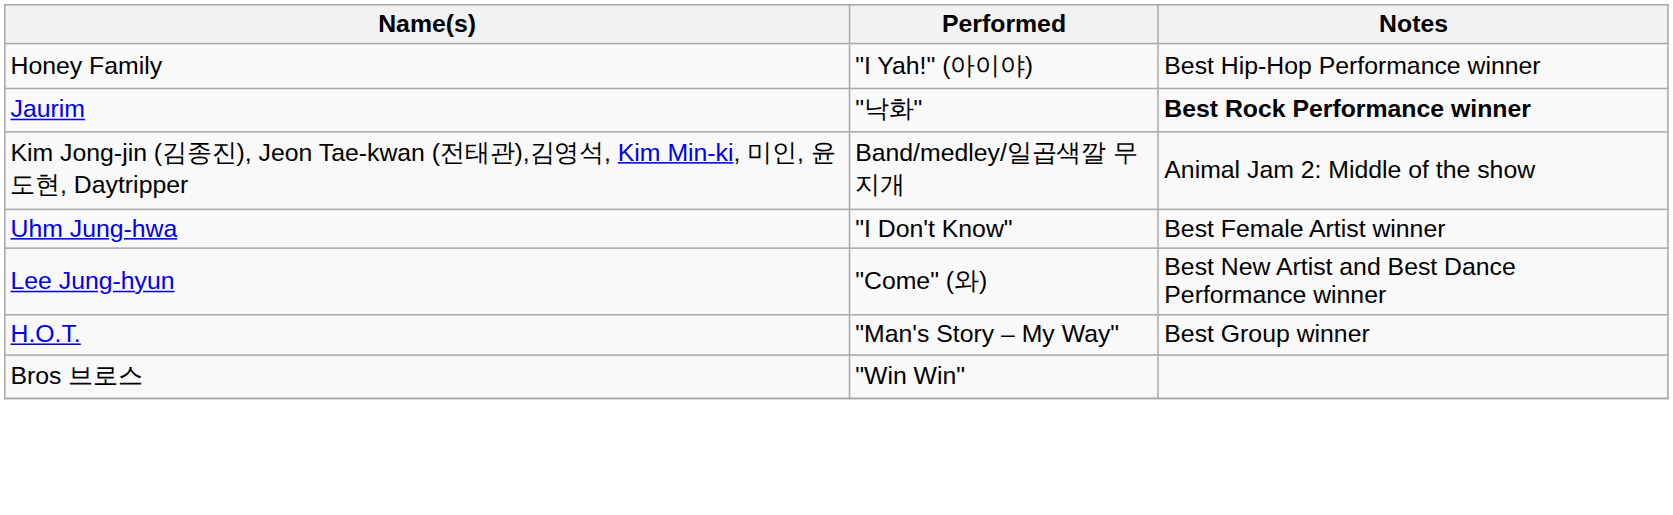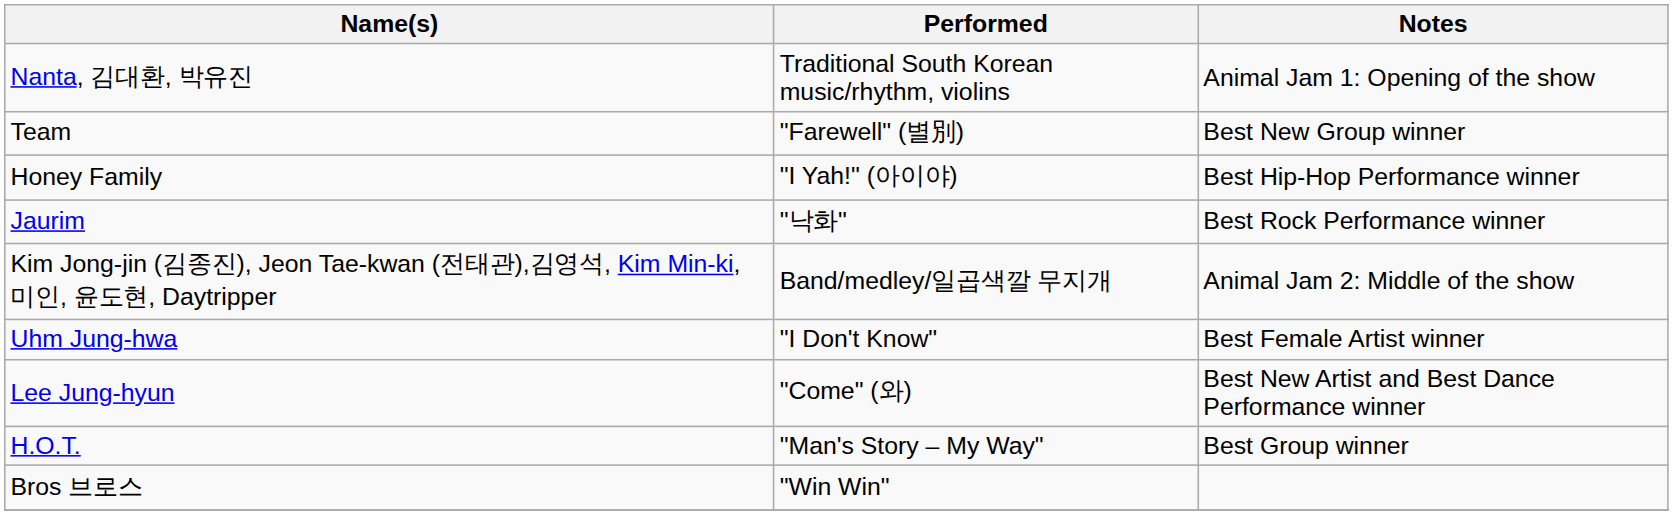+ row: (132, 76)
+ row: (41, 133)
(1348, 109) bold -> (1374, 221) normal
